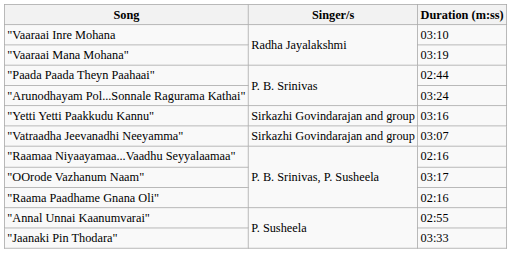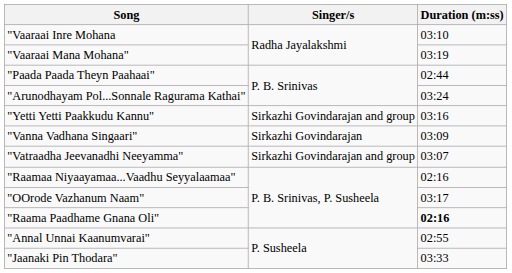+ row: (72, 136)
(435, 197) normal -> (435, 217) bold
